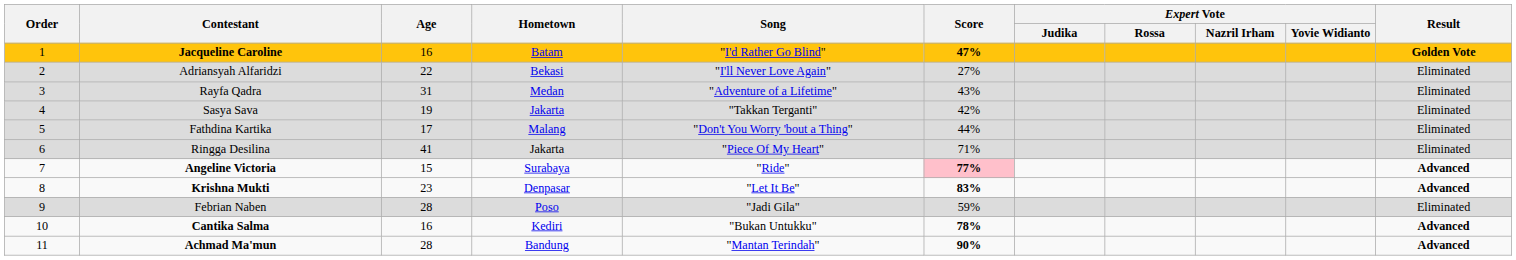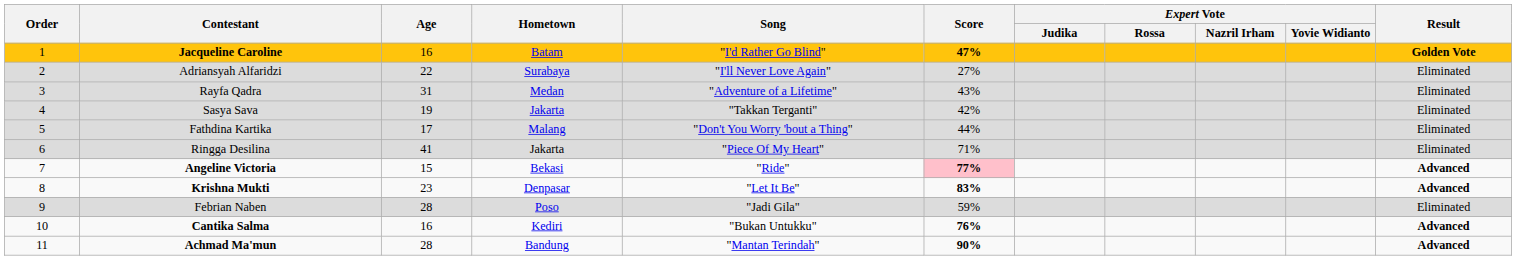(547, 71) Bekasi -> (547, 71) Surabaya
(547, 168) Surabaya -> (547, 168) Bekasi
(969, 226) 78% -> (969, 226) 76%
